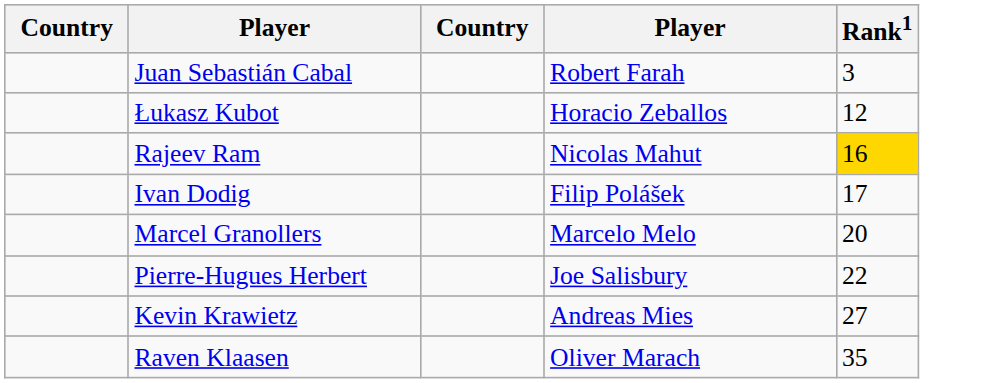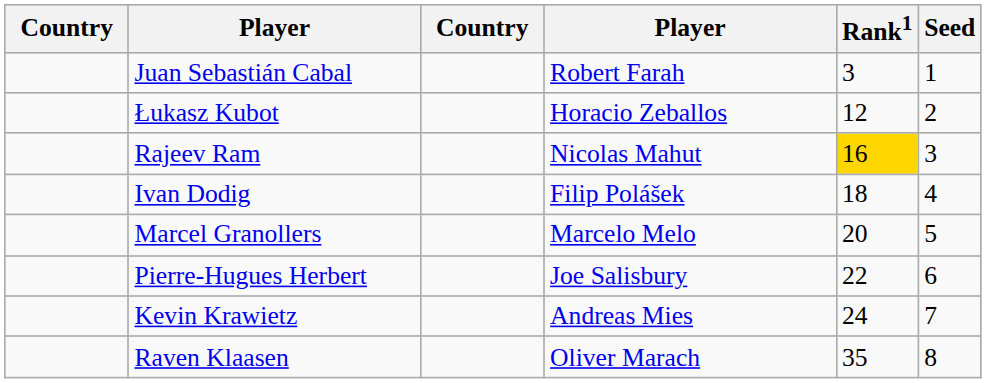+ column: (950, 28)
(855, 194) 17 -> (855, 194) 18
(855, 315) 27 -> (855, 315) 24
